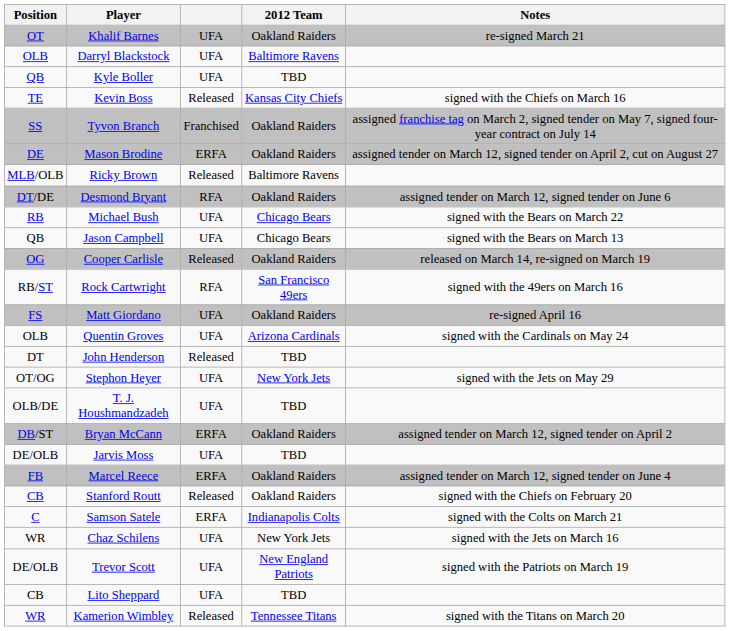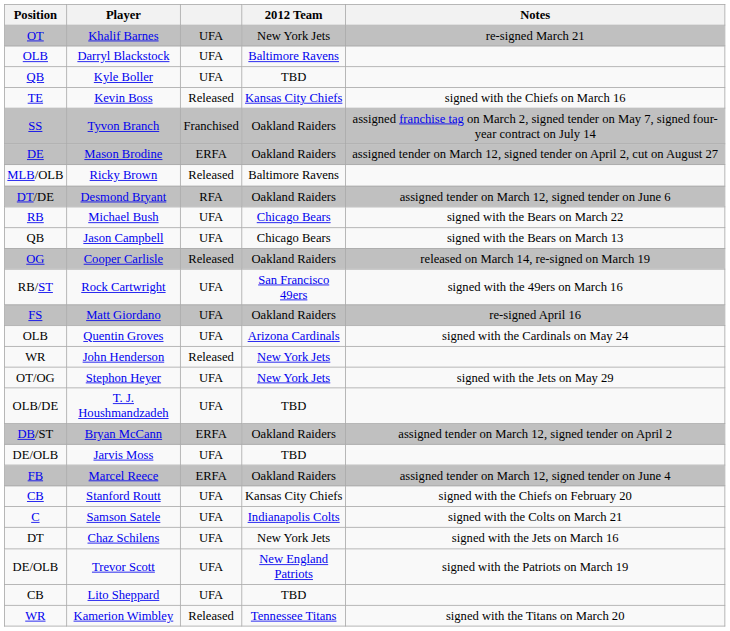(294, 35) Oakland Raiders -> (294, 35) New York Jets
(211, 287) RFA -> (211, 287) UFA
(35, 356) DT -> (35, 356) WR
(294, 356) TBD -> (294, 356) New York Jets
(211, 496) Released -> (211, 496) UFA
(294, 496) Oakland Raiders -> (294, 496) Kansas City Chiefs
(211, 517) ERFA -> (211, 517) UFA
(35, 538) WR -> (35, 538) DT
